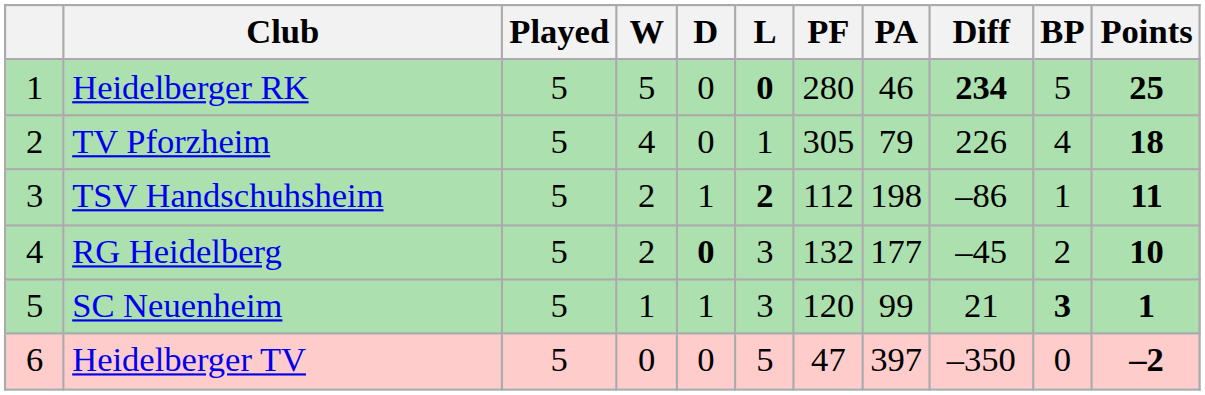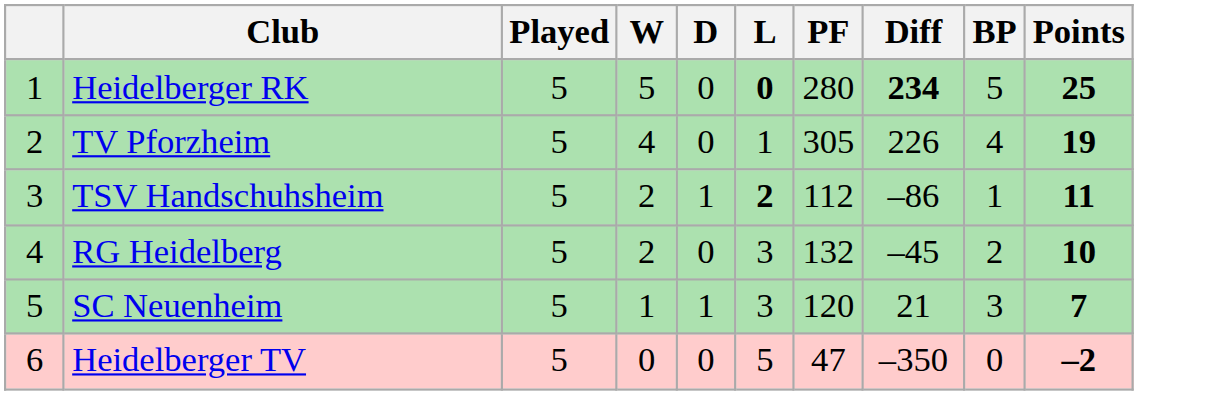- column: (896, 31)
(1147, 141) 18 -> (1079, 141) 19
(706, 251) bold -> (706, 251) normal
(1062, 305) bold -> (995, 305) normal
(1147, 305) 1 -> (1079, 305) 7
